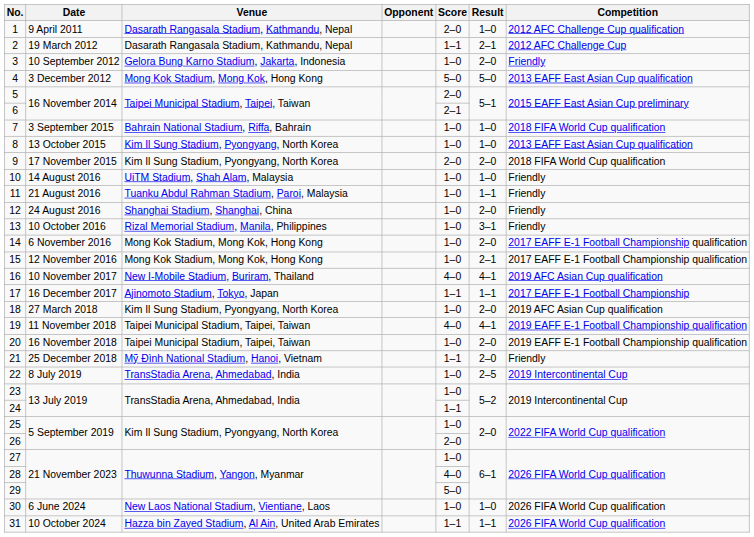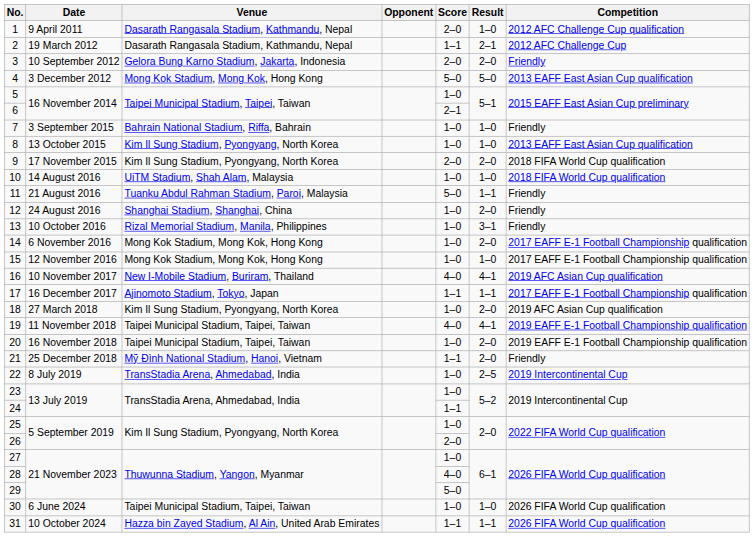(453, 62) 1–0 -> (453, 62) 2–0
(453, 95) 2–0 -> (453, 95) 1–0
(587, 128) 2018 FIFA World Cup qualification -> (527, 128) Friendly
(527, 177) Friendly -> (587, 177) 2018 FIFA World Cup qualification
(453, 194) 1–0 -> (453, 194) 5–0
(488, 260) 2–1 -> (488, 260) 1–0
(599, 293) 2017 EAFF E-1 Football Championship -> (628, 293) 2017 EAFF E-1 Football Championship qualification
(227, 507) New Laos National Stadium, Vientiane, Laos -> (217, 507) Taipei Municipal Stadium, Taipei, Taiwan
